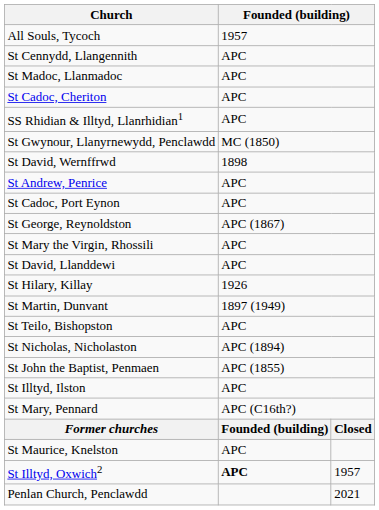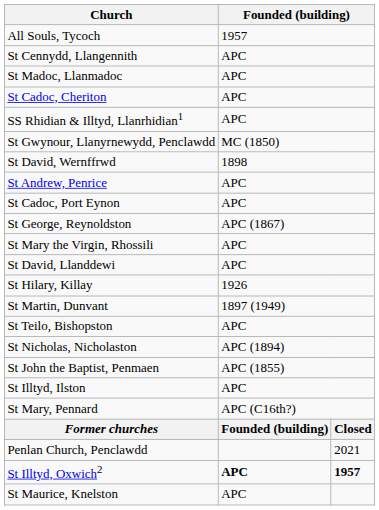rows swapped: (77, 494) <-> (63, 449)
(347, 472) normal -> (347, 472) bold
